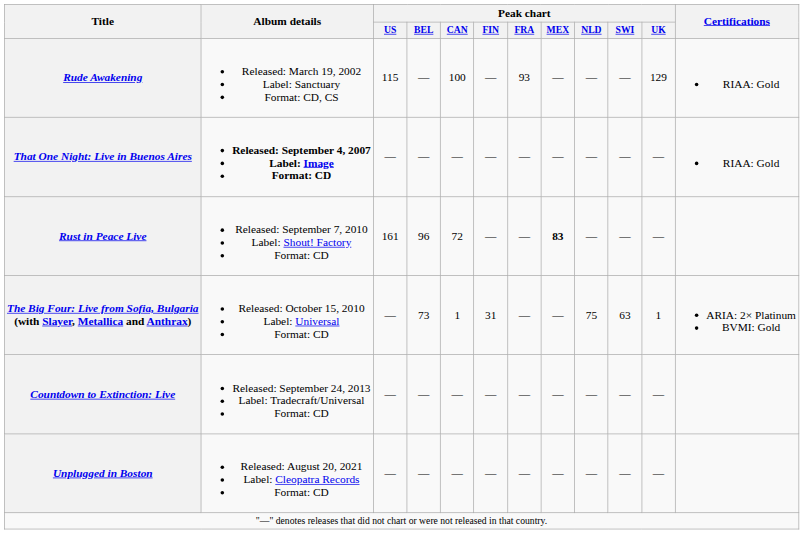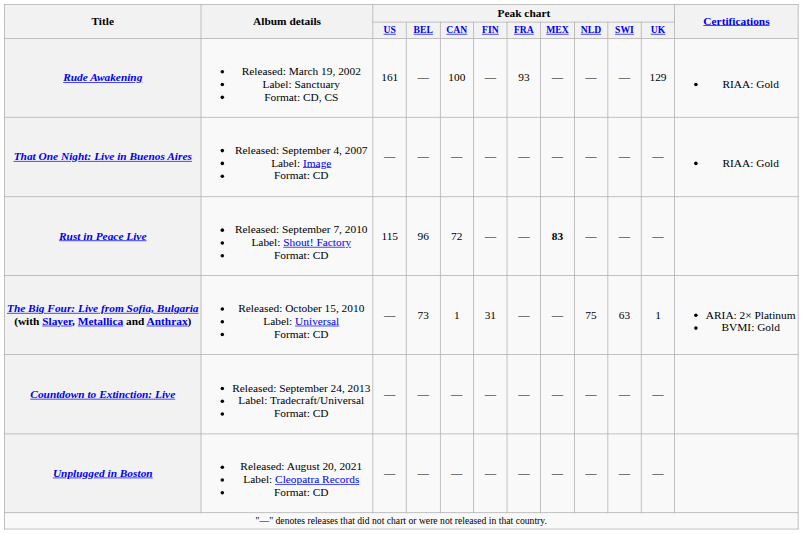(390, 77) 115 -> (390, 77) 161
(287, 163) bold -> (287, 163) normal
(390, 236) 161 -> (390, 236) 115
